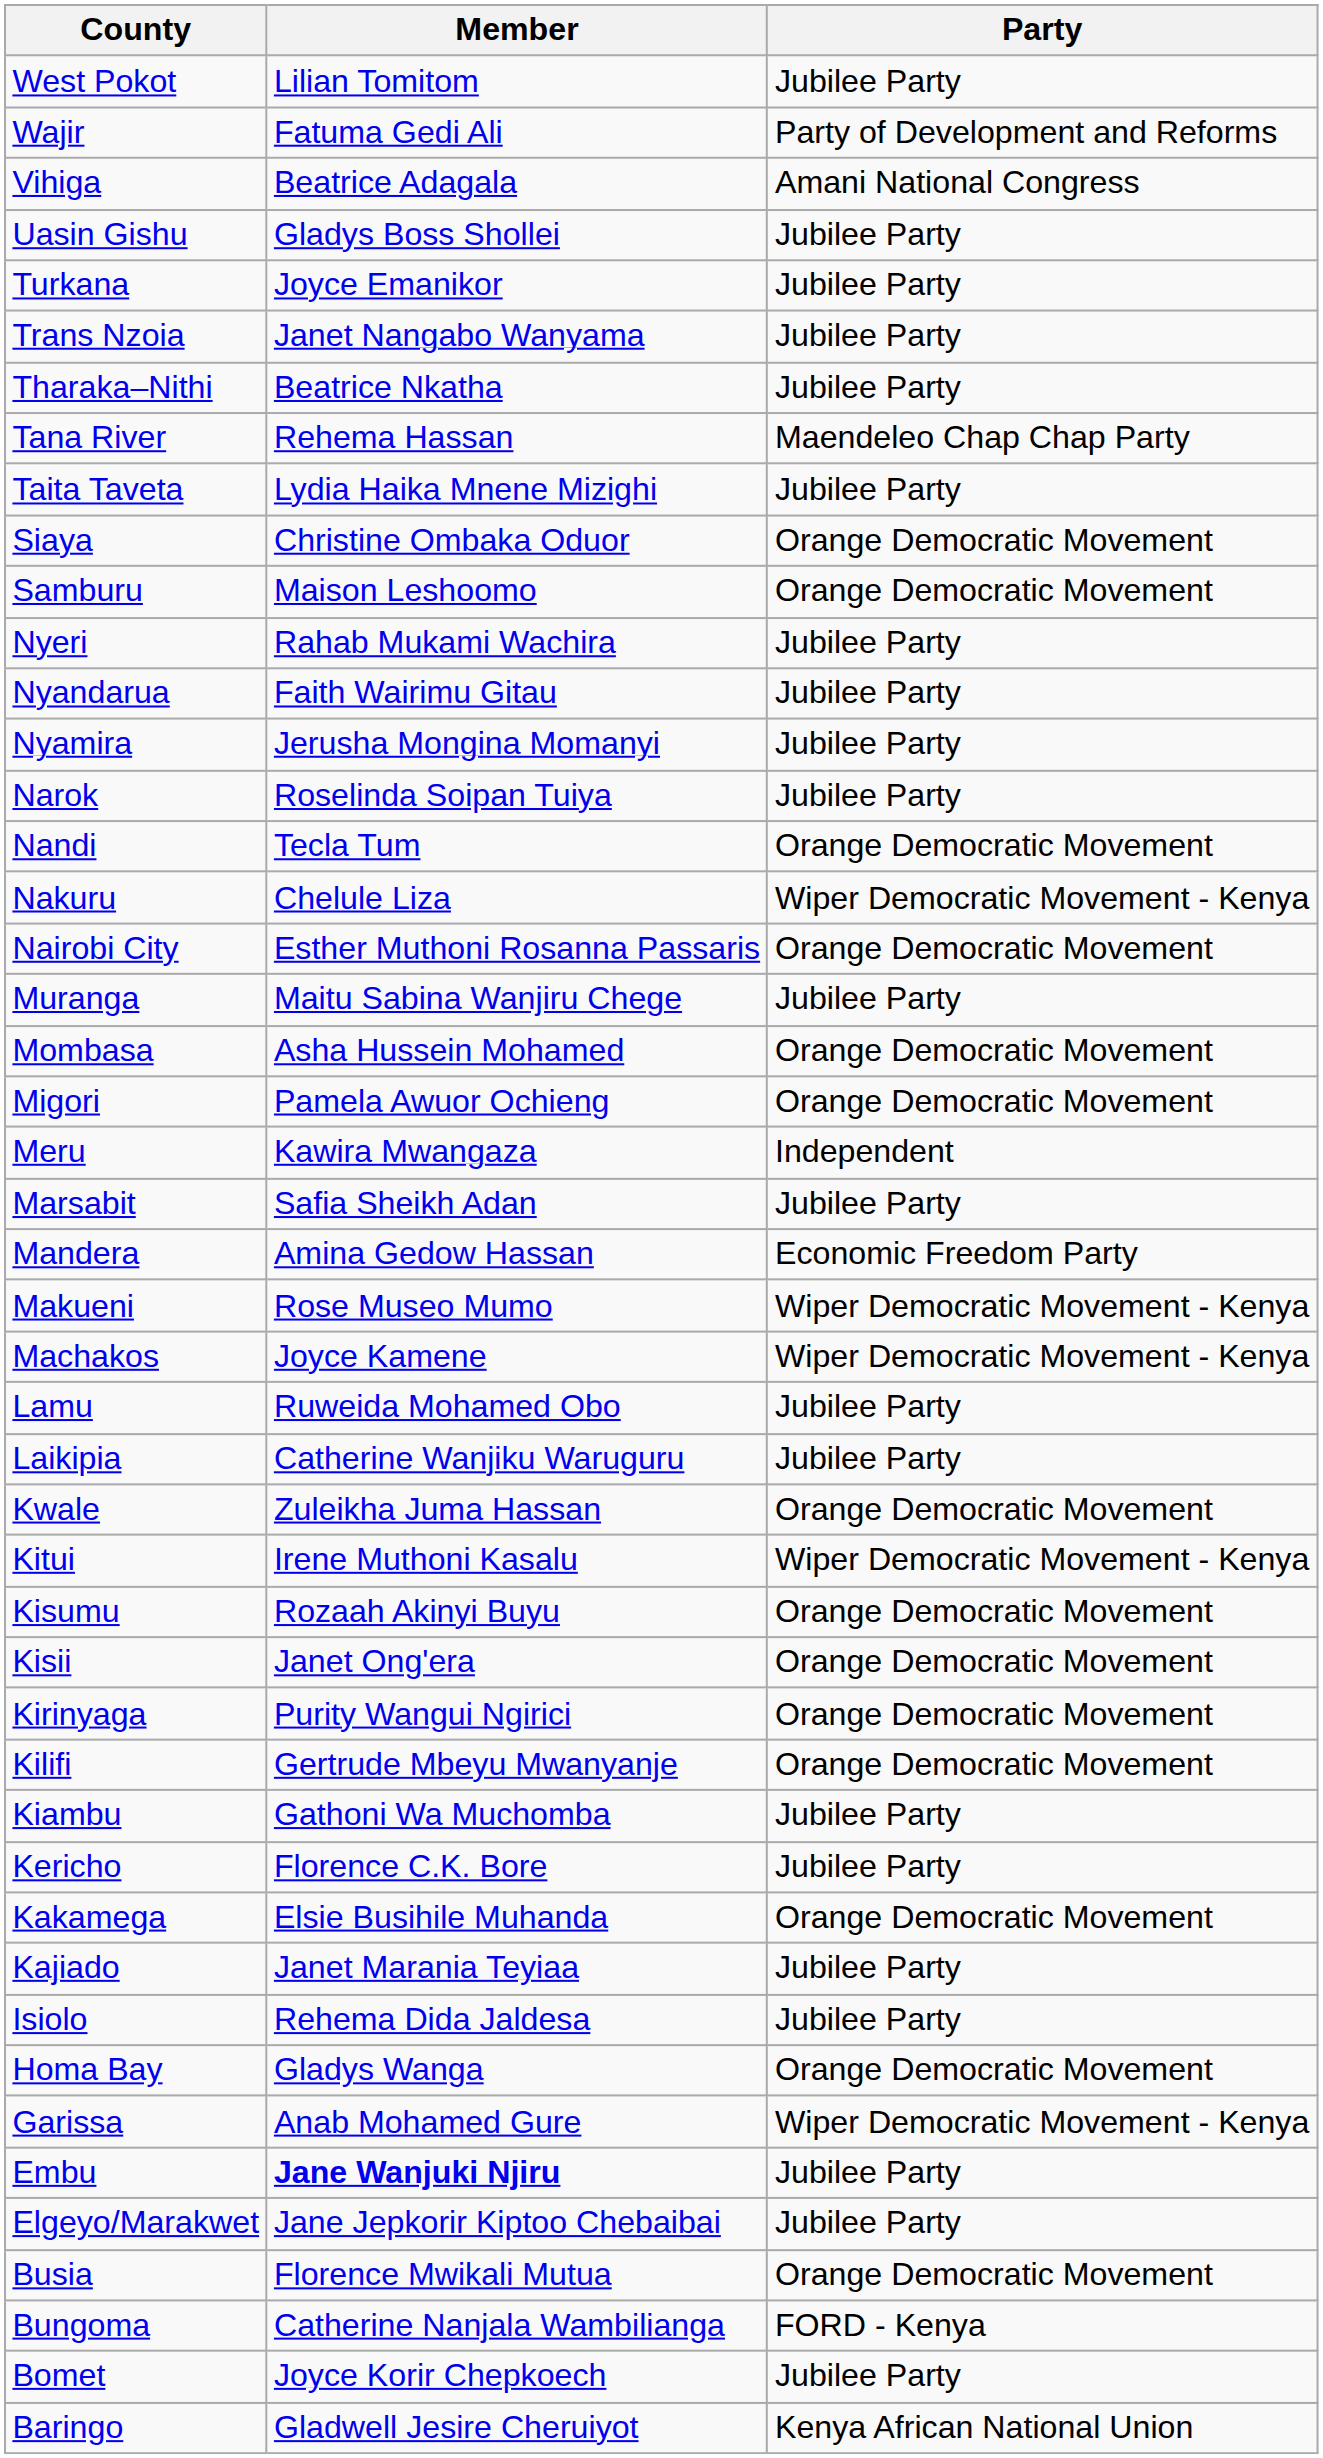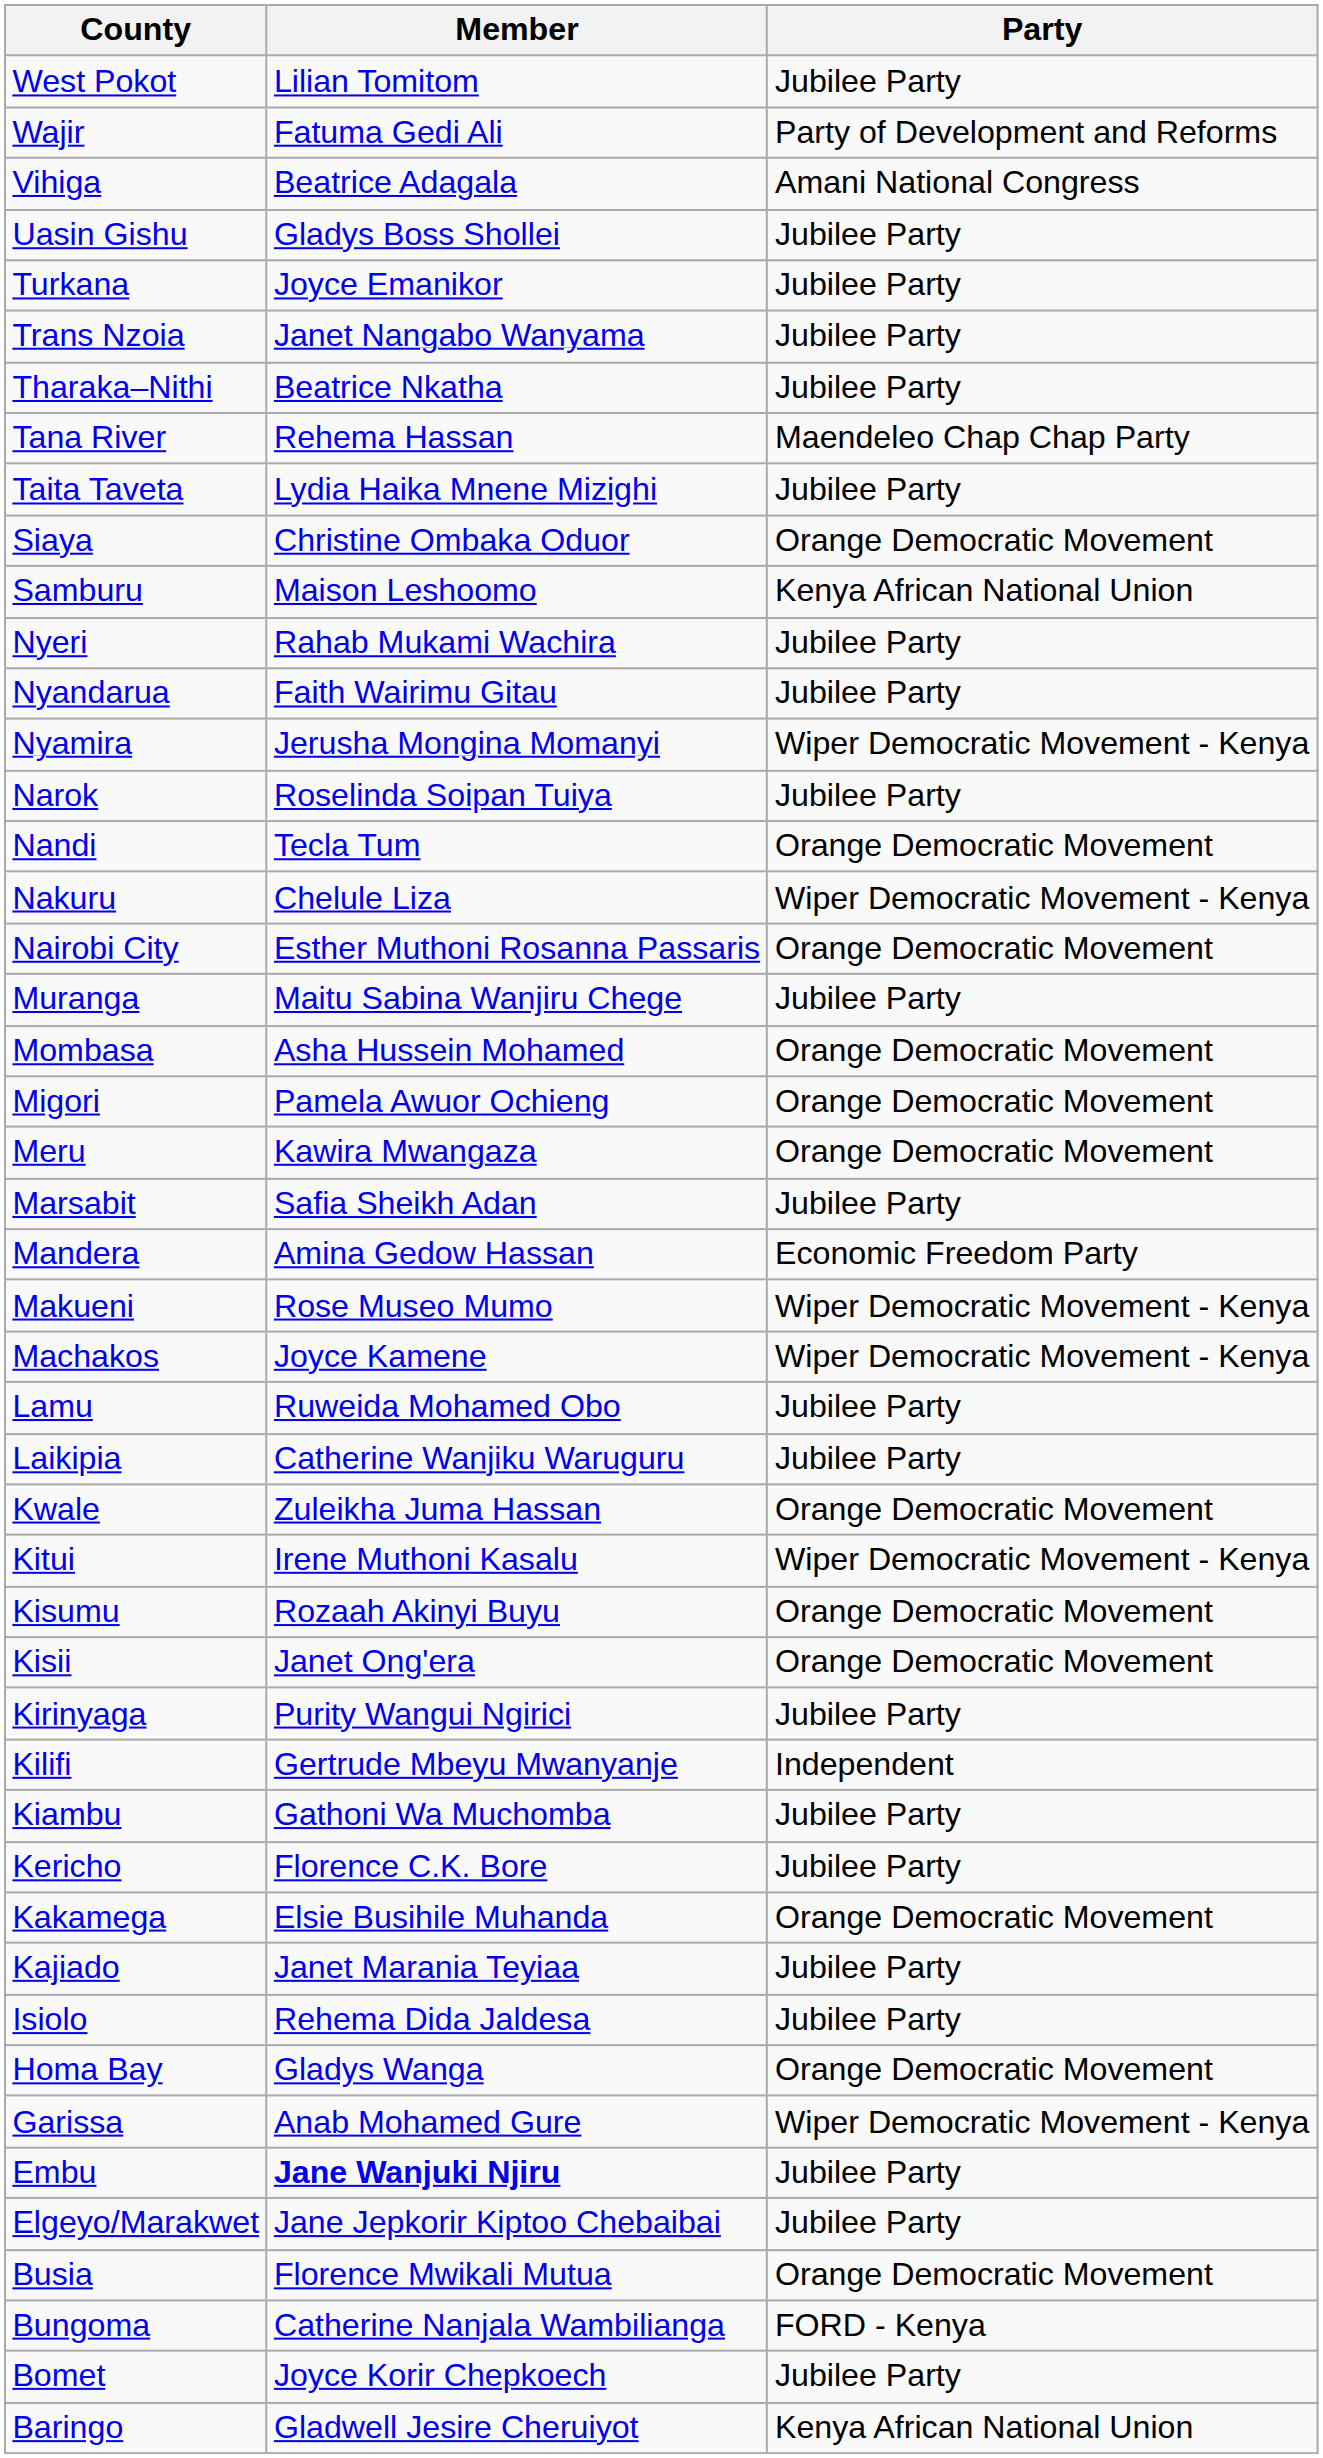(994, 591) Orange Democratic Movement -> (984, 591) Kenya African National Union
(868, 744) Jubilee Party -> (1042, 744) Wiper Democratic Movement - Kenya
(864, 1152) Independent -> (994, 1152) Orange Democratic Movement
(994, 1713) Orange Democratic Movement -> (868, 1713) Jubilee Party
(994, 1764) Orange Democratic Movement -> (864, 1764) Independent
